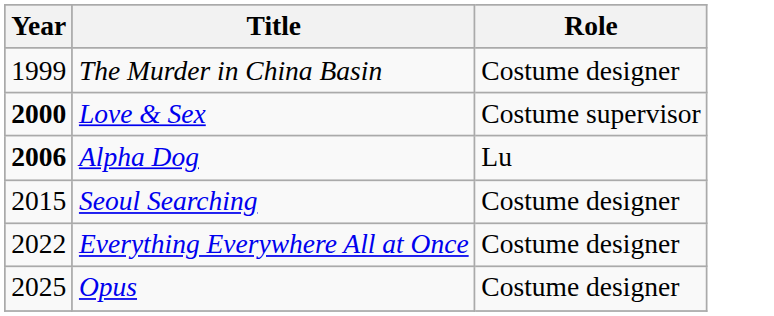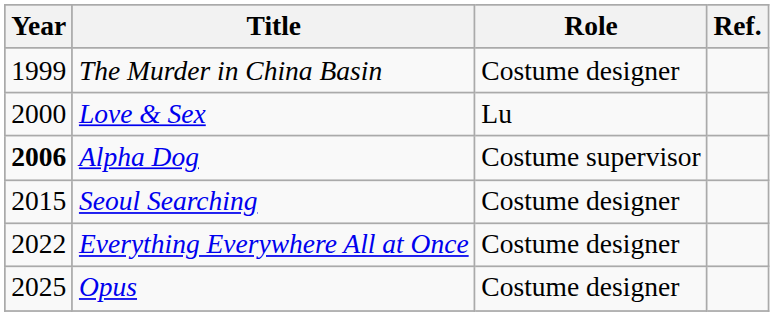+ column: (737, 26)
(39, 113) bold -> (39, 113) normal
(591, 113) Costume supervisor -> (497, 113) Lu
(497, 157) Lu -> (591, 157) Costume supervisor
